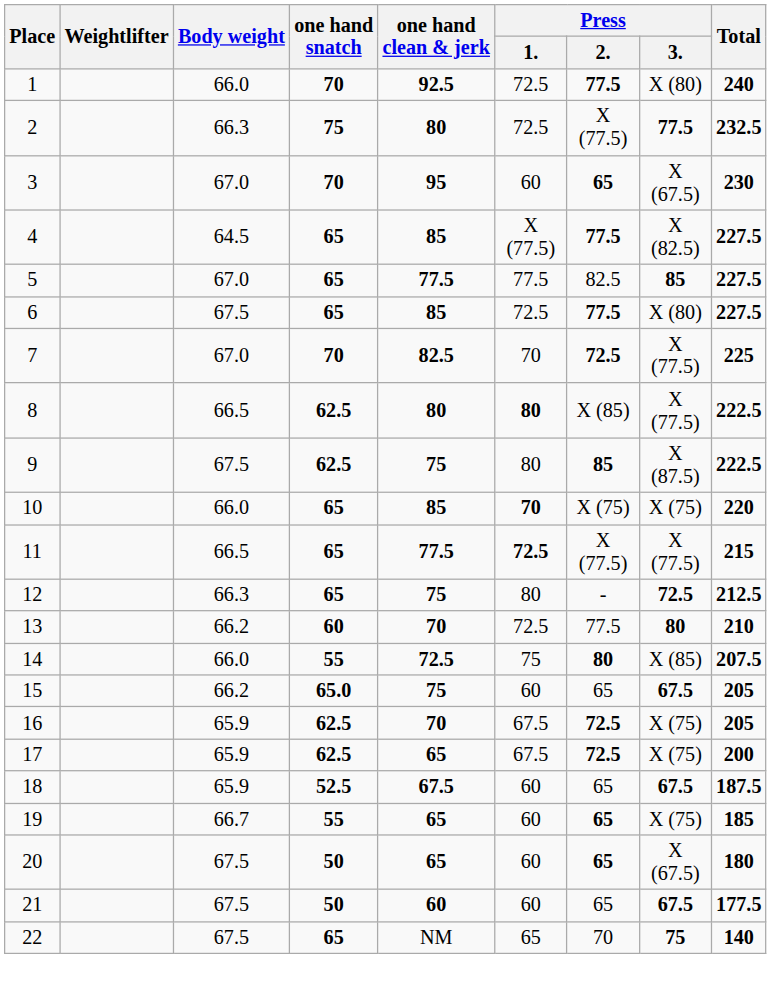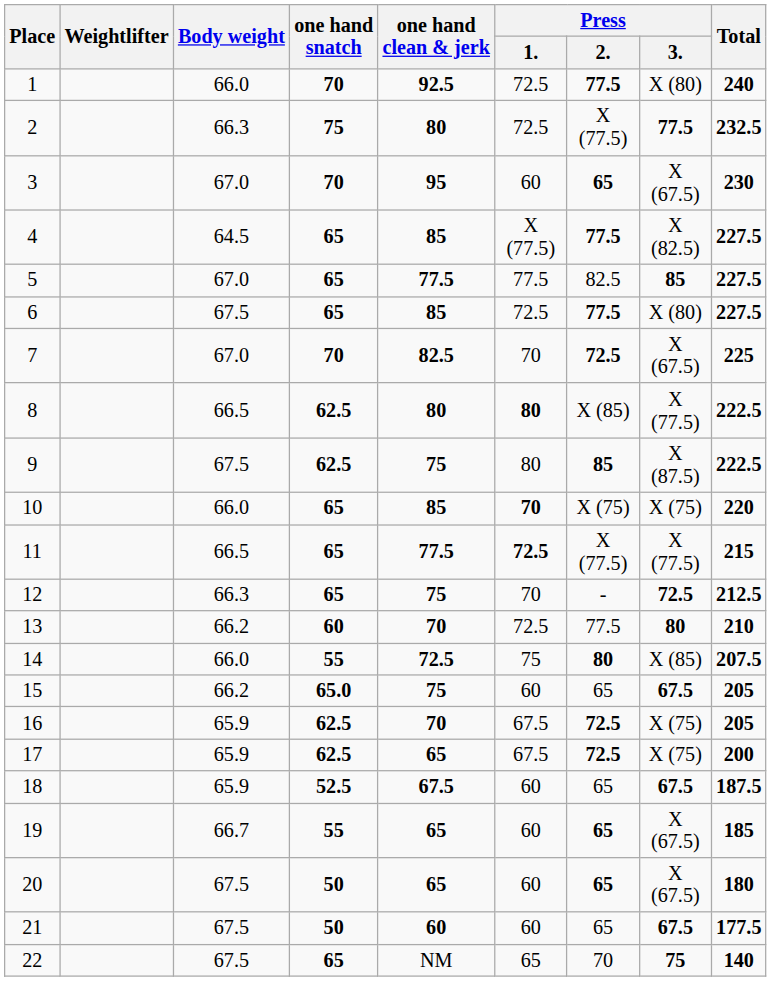(675, 355) X (77.5) -> (675, 355) X (67.5)
(531, 594) 80 -> (531, 594) 70
(675, 818) X (75) -> (675, 830) X (67.5)
